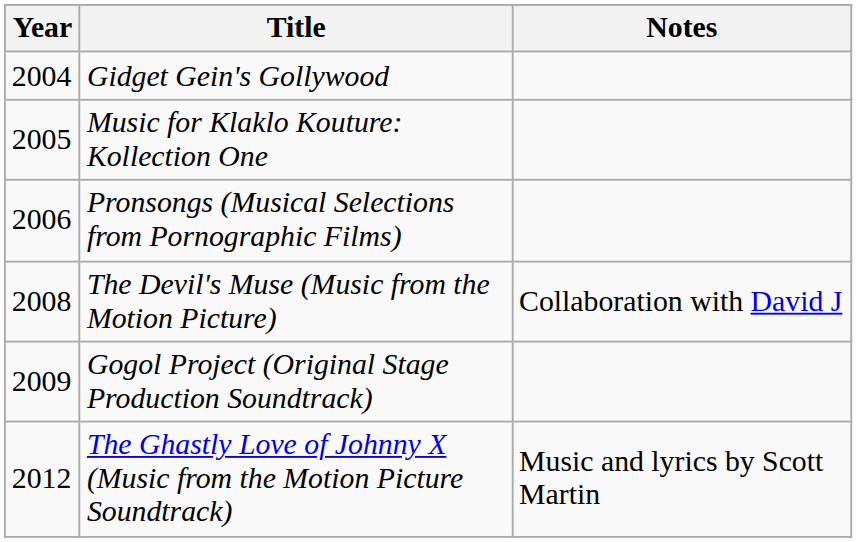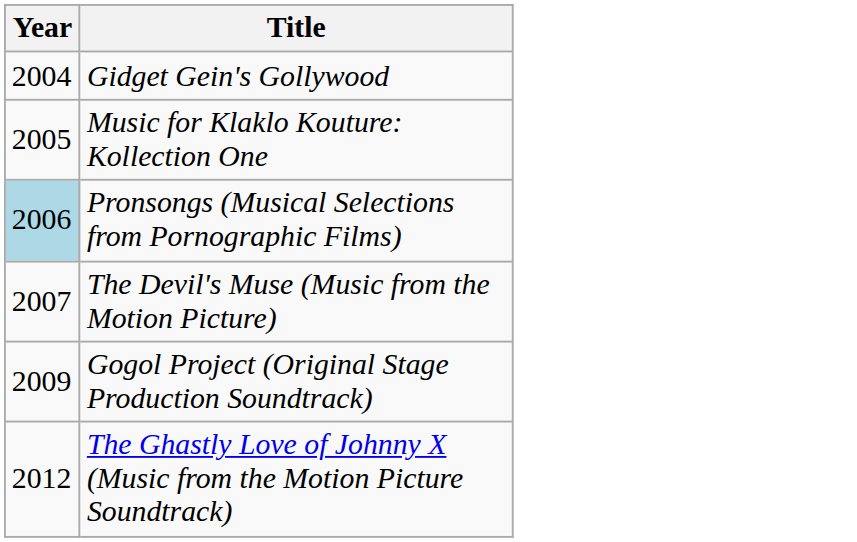- column: (682, 28)
(42, 219) no background -> (42, 219) lightblue background
(42, 300) 2008 -> (42, 300) 2007
